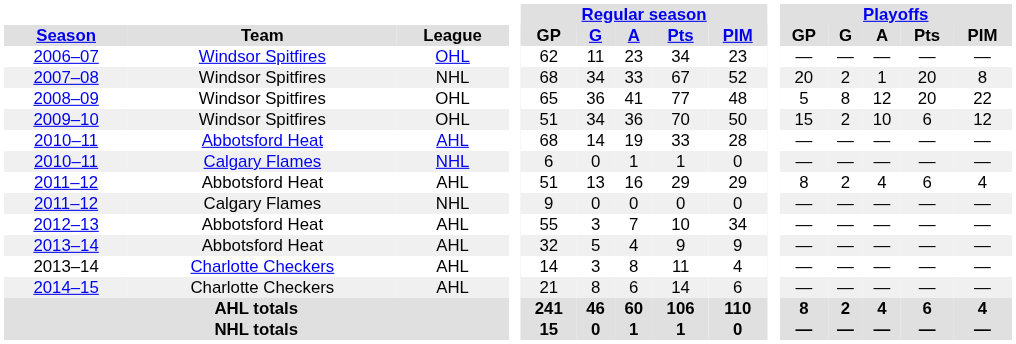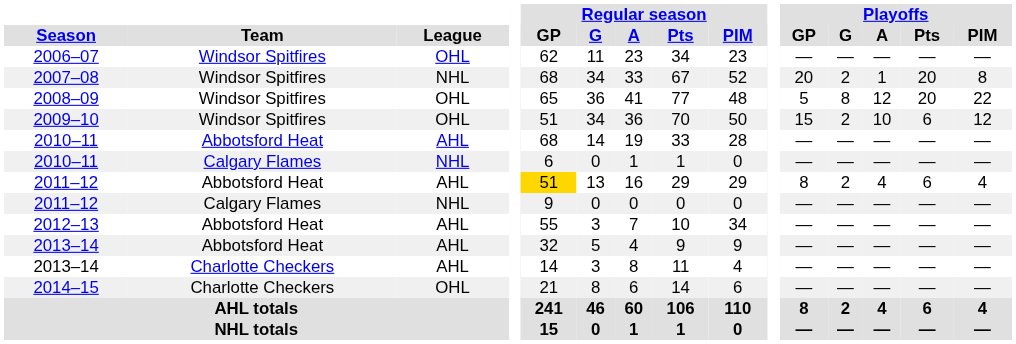(549, 182) no background -> (549, 182) gold background
(453, 287) AHL -> (453, 287) OHL
